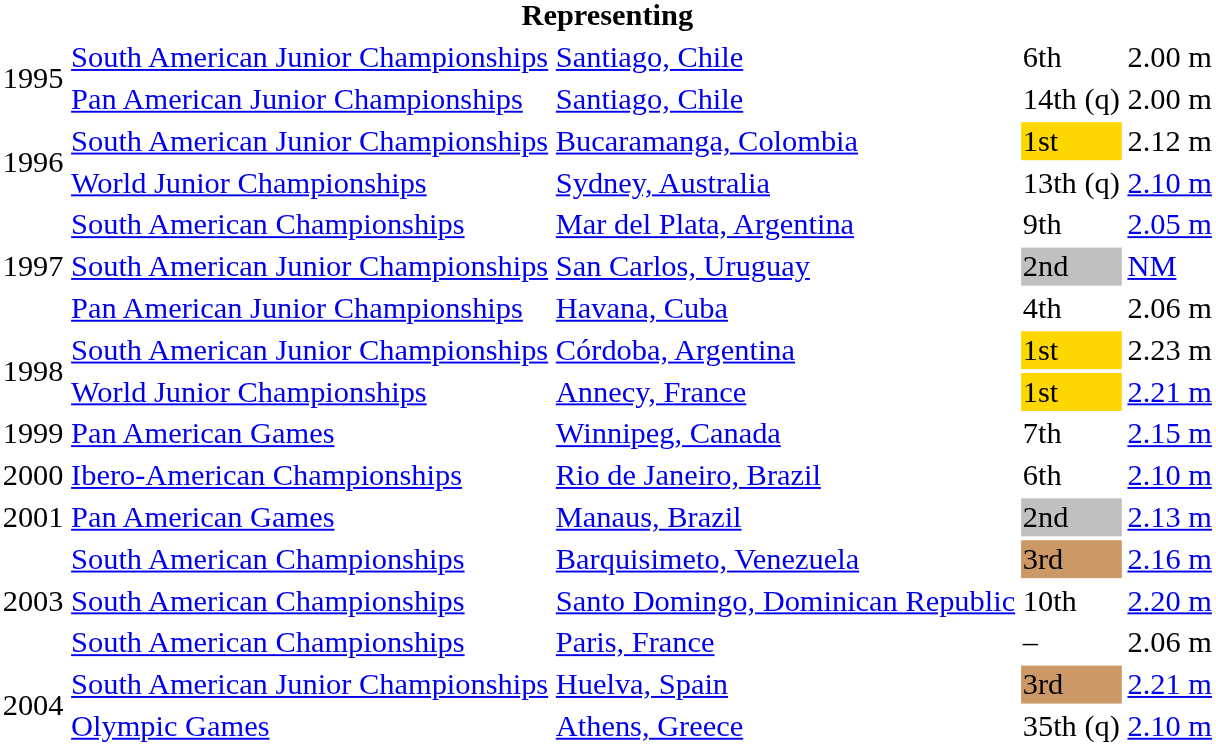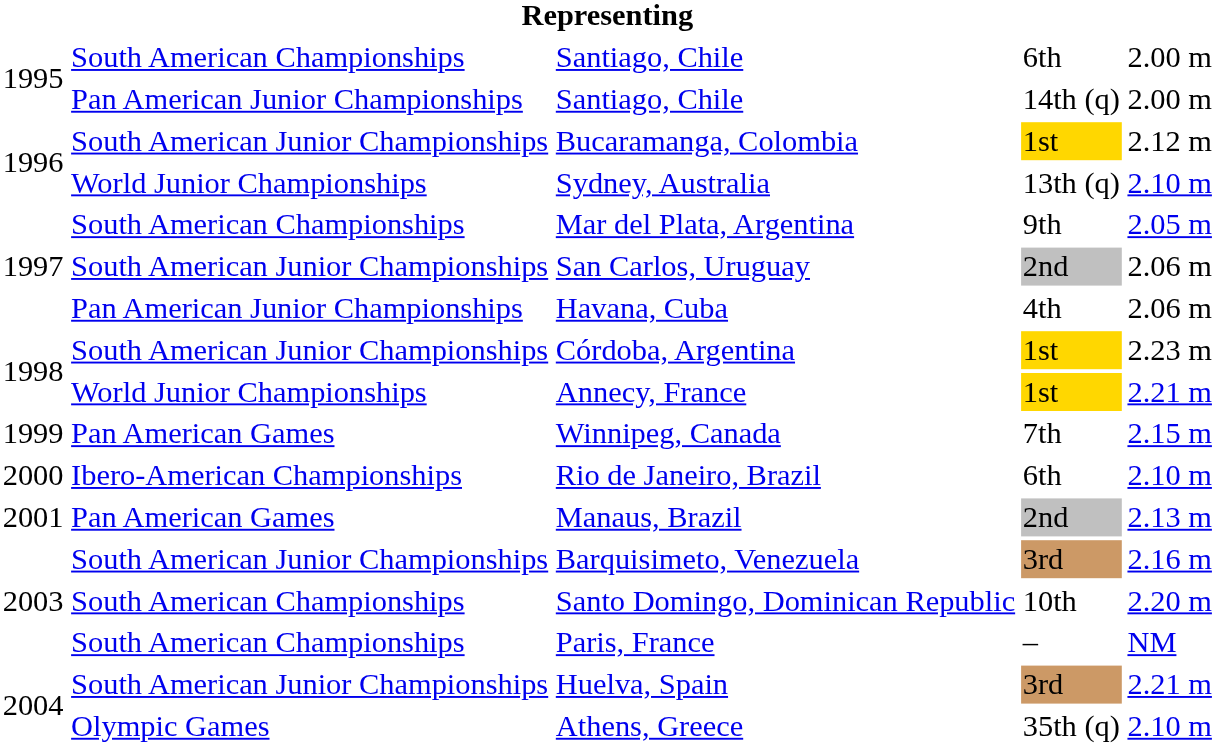(310, 57) South American Junior Championships -> (268, 57) South American Championships
(1152, 266) NM -> (1170, 266) 2.06 m
(268, 558) South American Championships -> (310, 558) South American Junior Championships
(1170, 642) 2.06 m -> (1152, 642) NM
